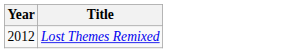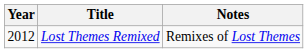+ column: (233, 15)
